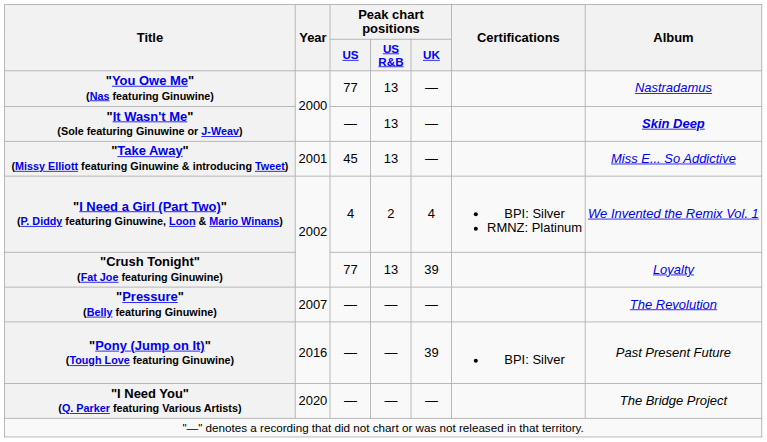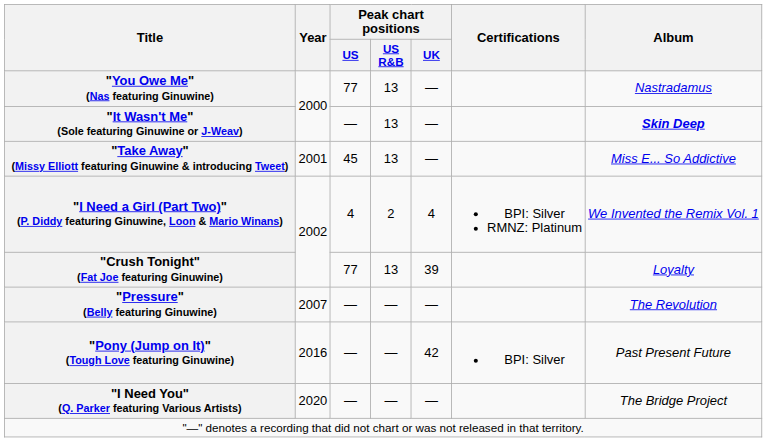(431, 352) 39 -> (431, 352) 42
